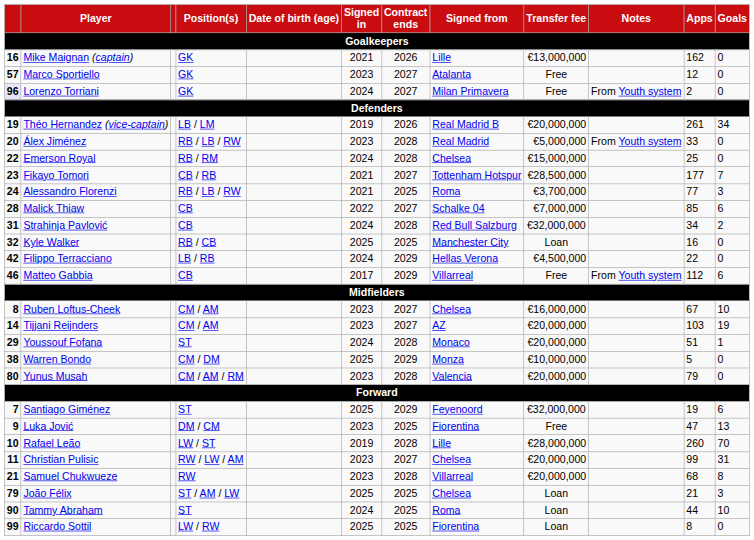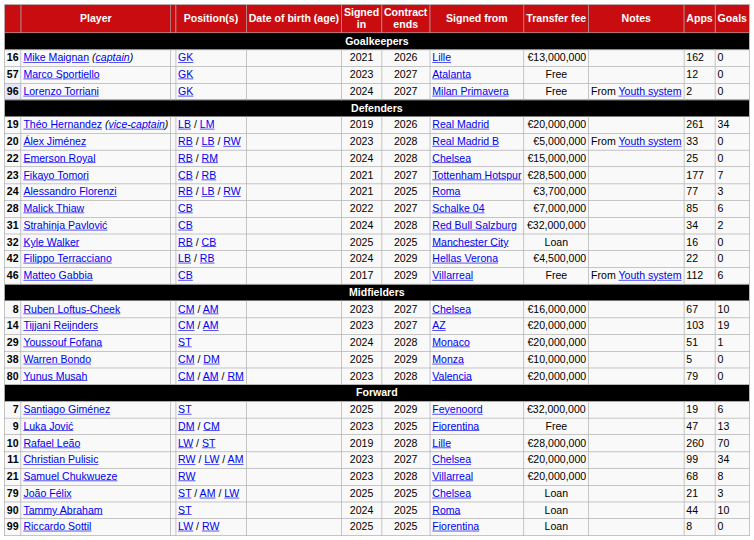(466, 125) Real Madrid B -> (461, 125) Real Madrid
(461, 141) Real Madrid -> (466, 141) Real Madrid B
(723, 460) 31 -> (723, 460) 34
